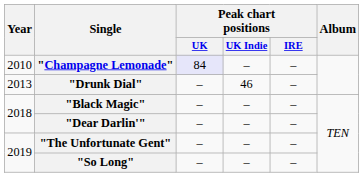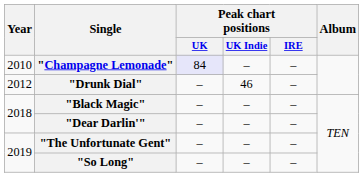(20, 84) 2013 -> (20, 84) 2012
